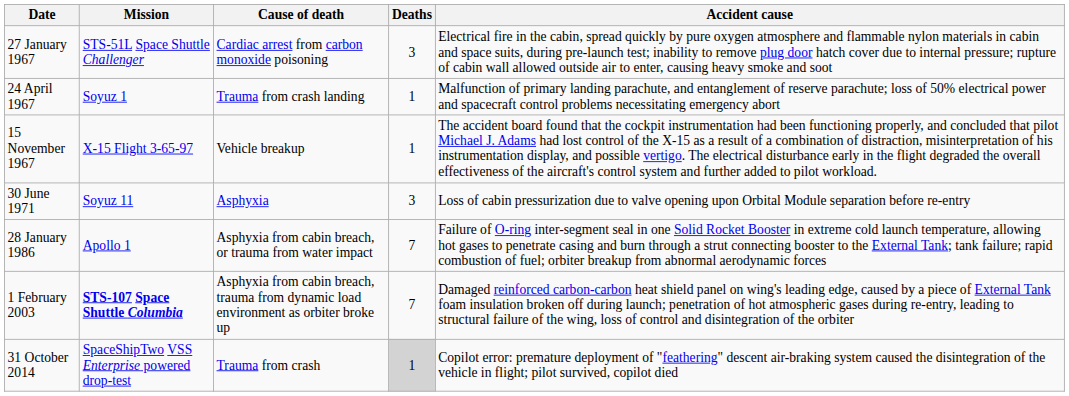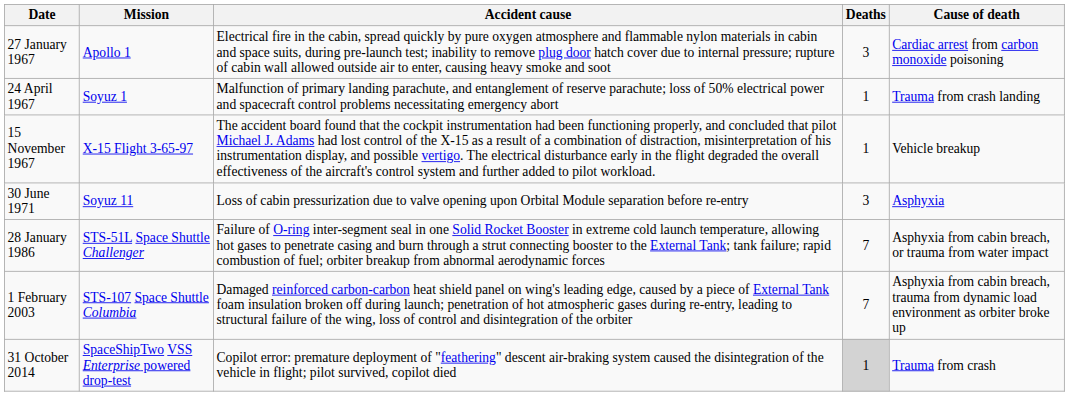columns swapped: (750, 15) <-> (301, 15)
(146, 52) STS-51L Space Shuttle Challenger -> (107, 52) Apollo 1
(107, 245) Apollo 1 -> (146, 245) STS-51L Space Shuttle Challenger
(133, 305) bold -> (146, 305) normal
